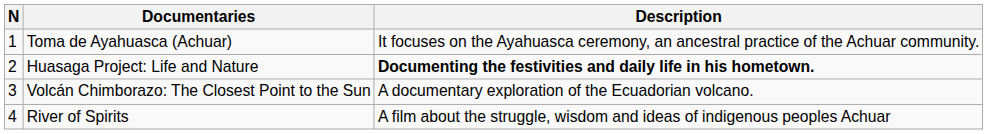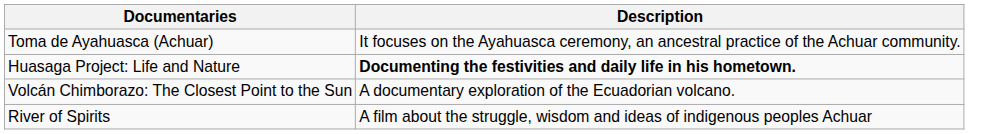- column: (14, 16)
